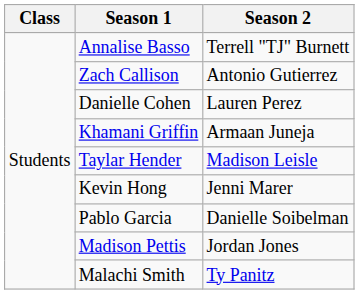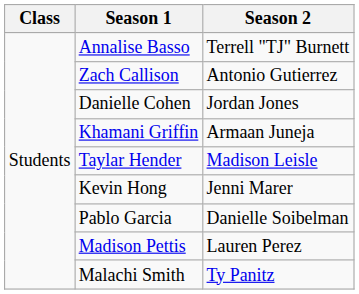(254, 103) Lauren Perez -> (253, 103) Jordan Jones
(253, 246) Jordan Jones -> (254, 246) Lauren Perez
